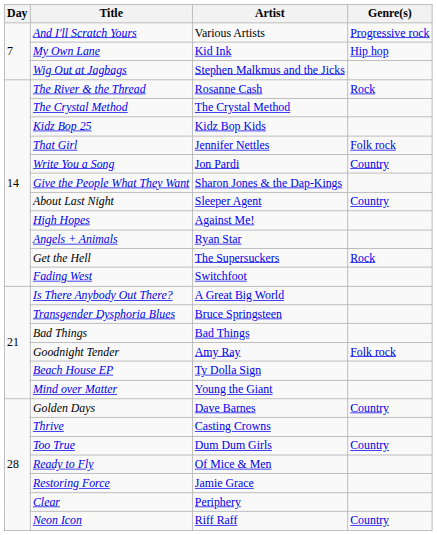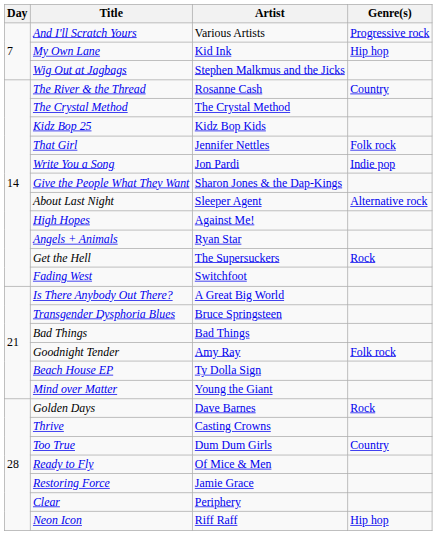(363, 88) Rock -> (370, 88) Country
(370, 164) Country -> (373, 164) Indie pop
(370, 201) Country -> (389, 201) Alternative rock
(370, 408) Country -> (363, 408) Rock
(370, 520) Country -> (369, 520) Hip hop
